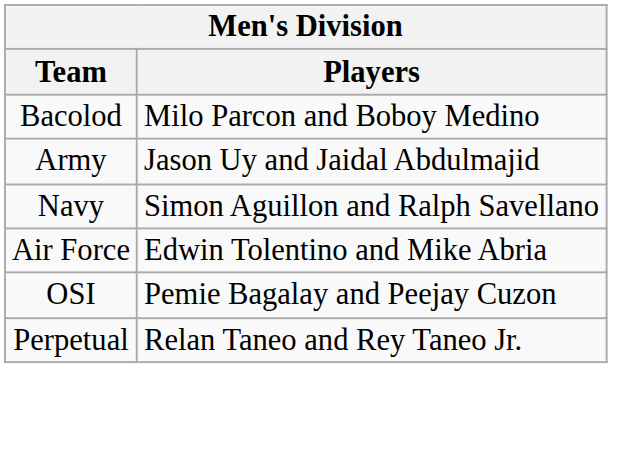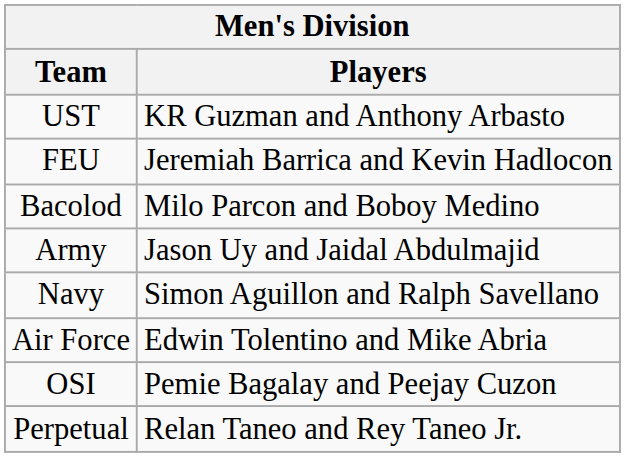+ row: (71, 116)
+ row: (71, 160)
